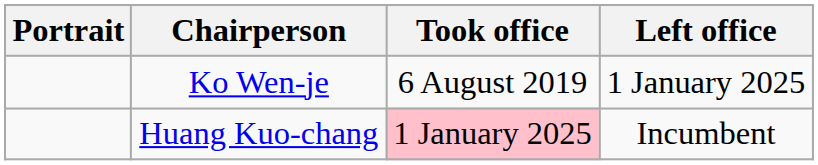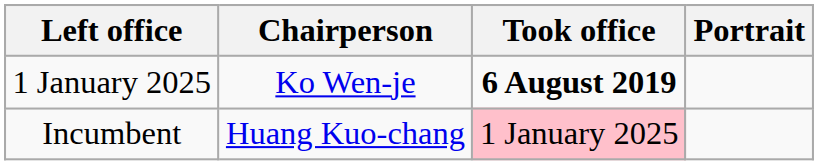columns swapped: (68, 30) <-> (706, 30)
(493, 81) normal -> (579, 81) bold
